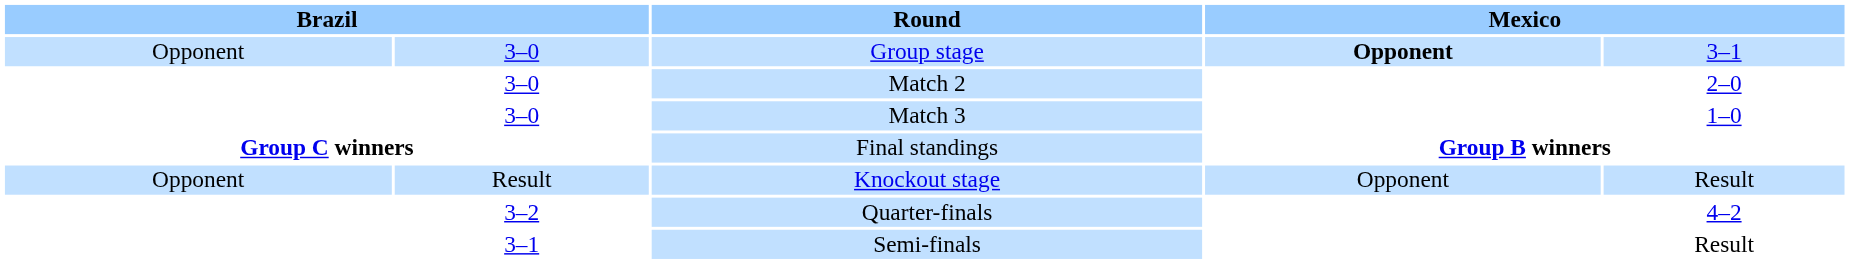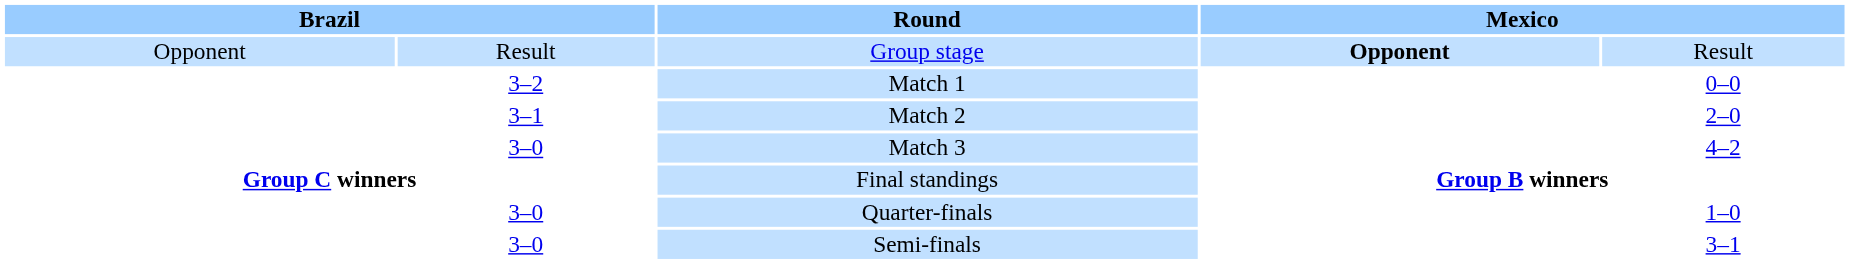(522, 51) 3–0 -> (526, 51) Result
(1724, 51) 3–1 -> (1723, 51) Result
+ row: (927, 83)
(522, 83) 3–0 -> (526, 115) 3–1
(1724, 115) 1–0 -> (1723, 147) 4–2
- row: (927, 179)
(522, 212) 3–2 -> (526, 212) 3–0
(1724, 212) 4–2 -> (1723, 212) 1–0
(522, 244) 3–1 -> (526, 244) 3–0
(1724, 244) Result -> (1723, 244) 3–1
